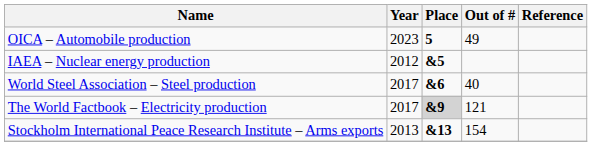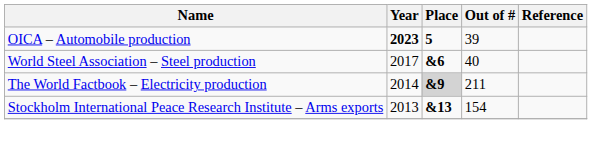(404, 38) normal -> (404, 38) bold
(472, 38) 49 -> (472, 38) 39
- row: (109, 61)
(404, 107) 2017 -> (404, 84) 2014
(476, 107) 121 -> (475, 84) 211
